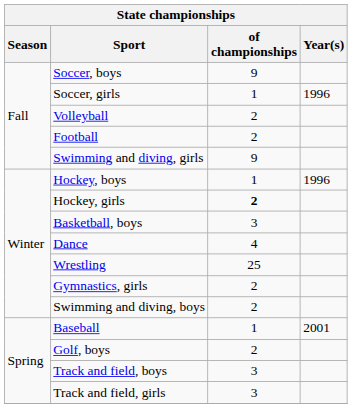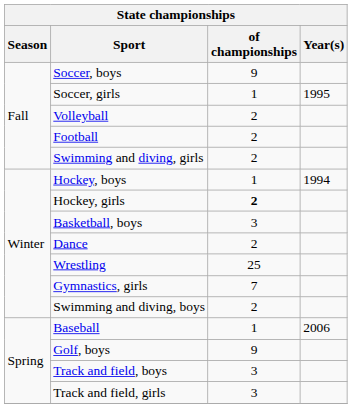(317, 94) 1996 -> (317, 94) 1995
(254, 158) 9 -> (254, 158) 2
(317, 179) 1996 -> (317, 179) 1994
(254, 243) 4 -> (254, 243) 2
(254, 286) 2 -> (254, 286) 7
(317, 328) 2001 -> (317, 328) 2006
(254, 350) 2 -> (254, 350) 9
